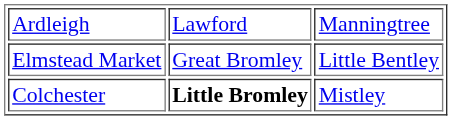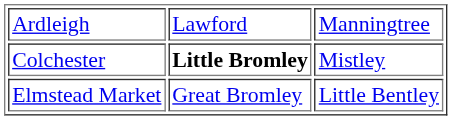rows swapped: (59, 94) <-> (87, 59)
